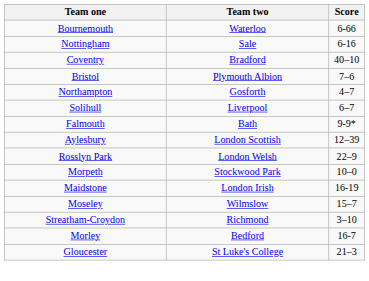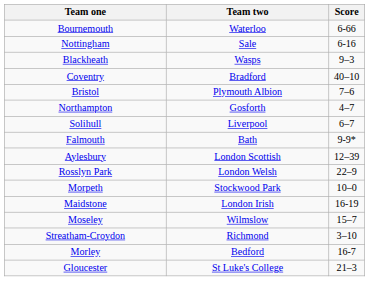+ row: (85, 60)
